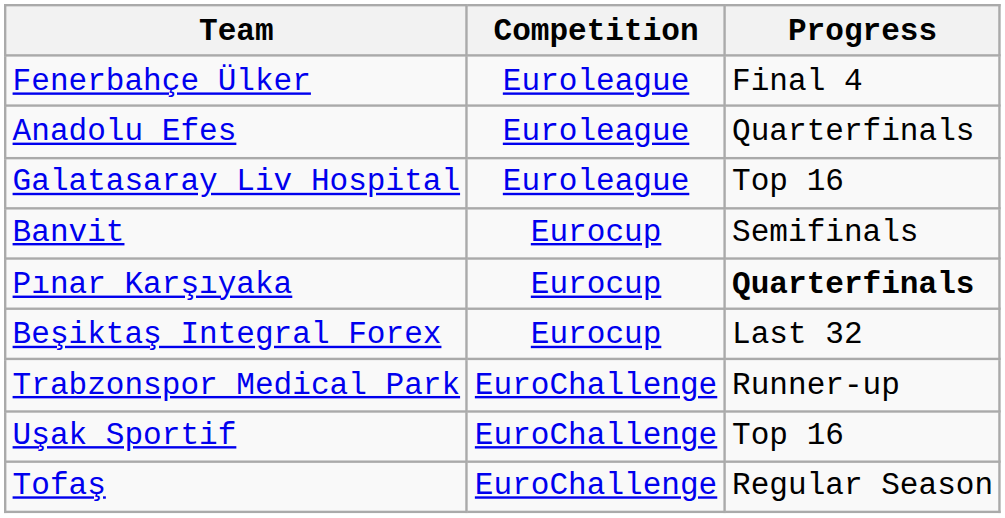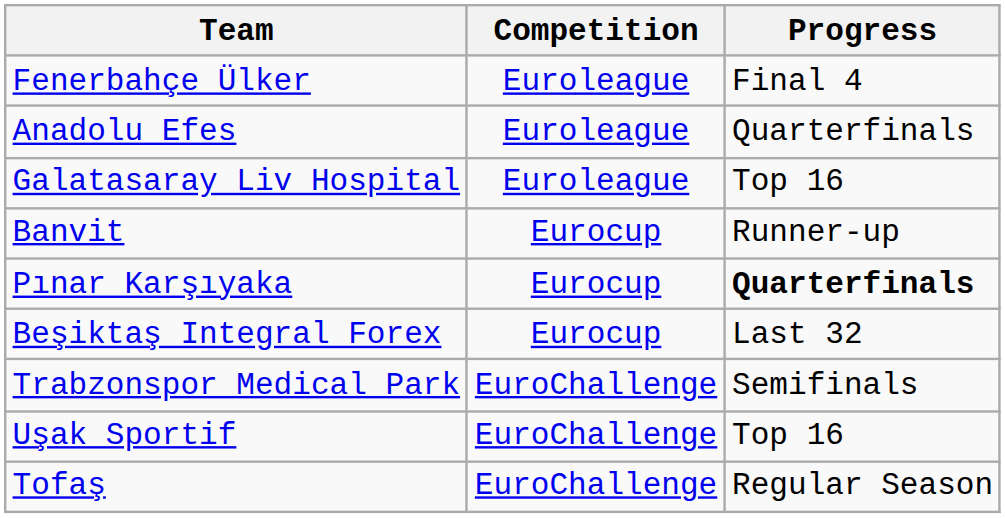(825, 233) Semifinals -> (816, 233) Runner-up
(816, 385) Runner-up -> (825, 385) Semifinals
